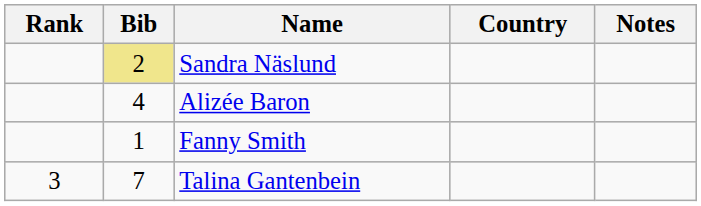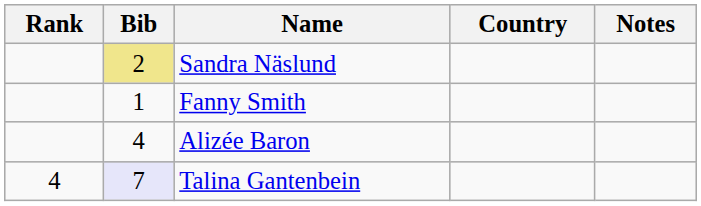rows swapped: (243, 141) <-> (245, 102)
(54, 180) 3 -> (54, 180) 4
(139, 180) no background -> (139, 180) lavender background
